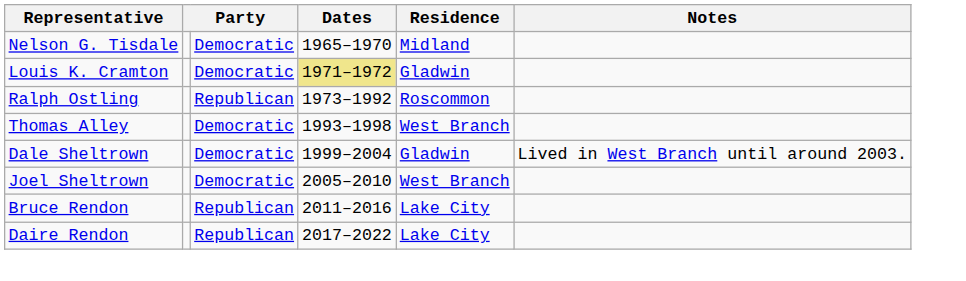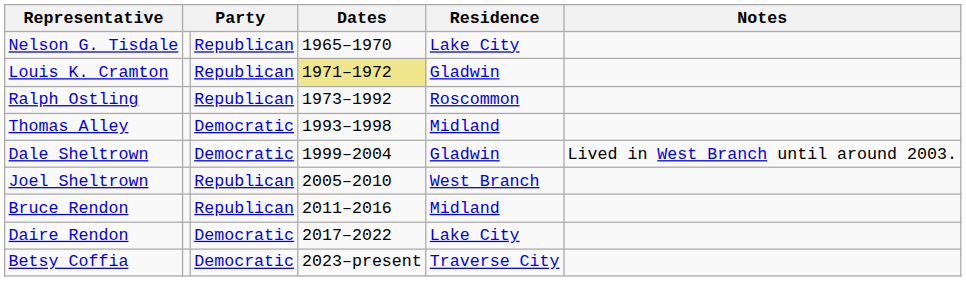(244, 45) Democratic -> (244, 45) Republican
(435, 45) Midland -> (475, 45) Lake City
(244, 72) Democratic -> (244, 72) Republican
(455, 127) West Branch -> (465, 127) Midland
(244, 181) Democratic -> (244, 181) Republican
(445, 208) Lake City -> (465, 208) Midland
(244, 235) Republican -> (244, 235) Democratic
+ row: (69, 262)
